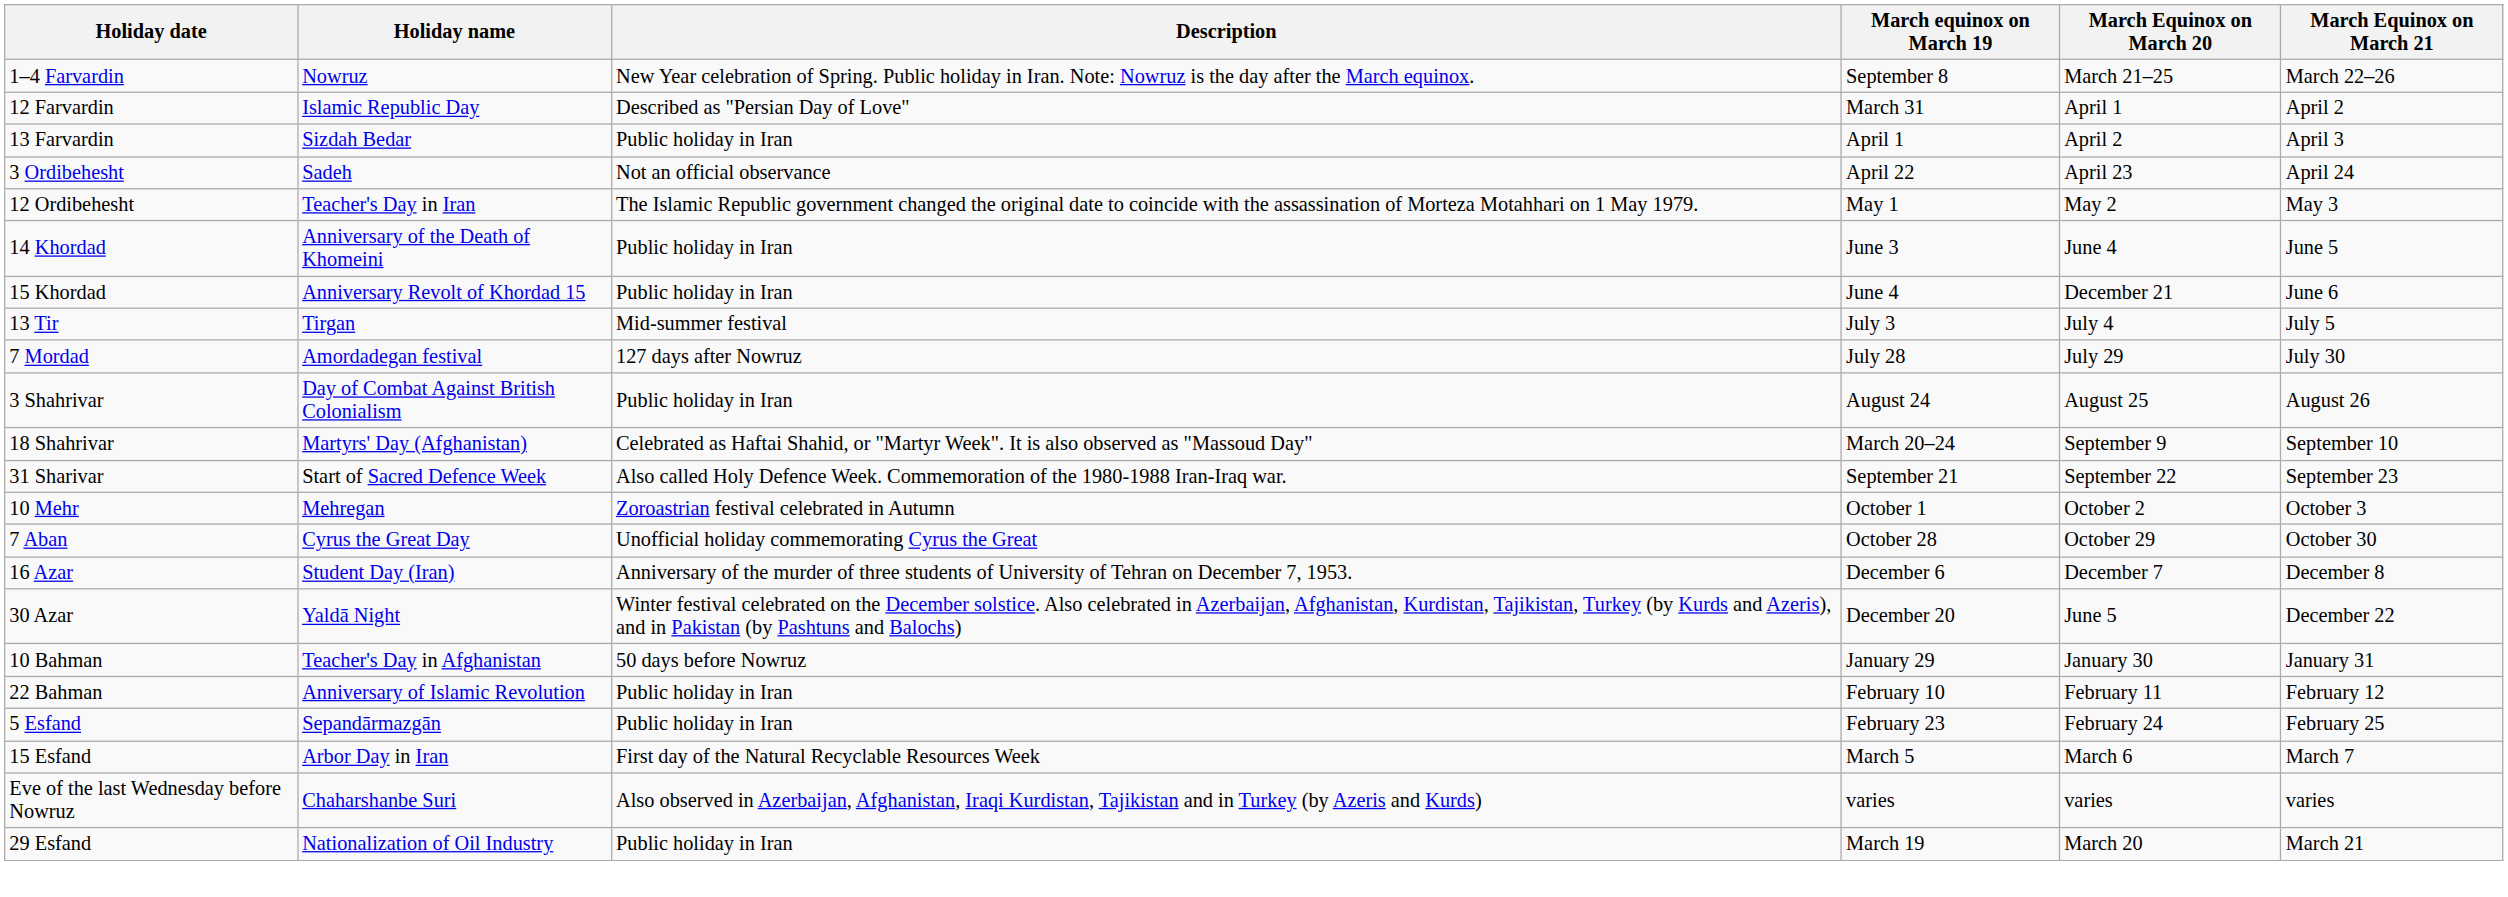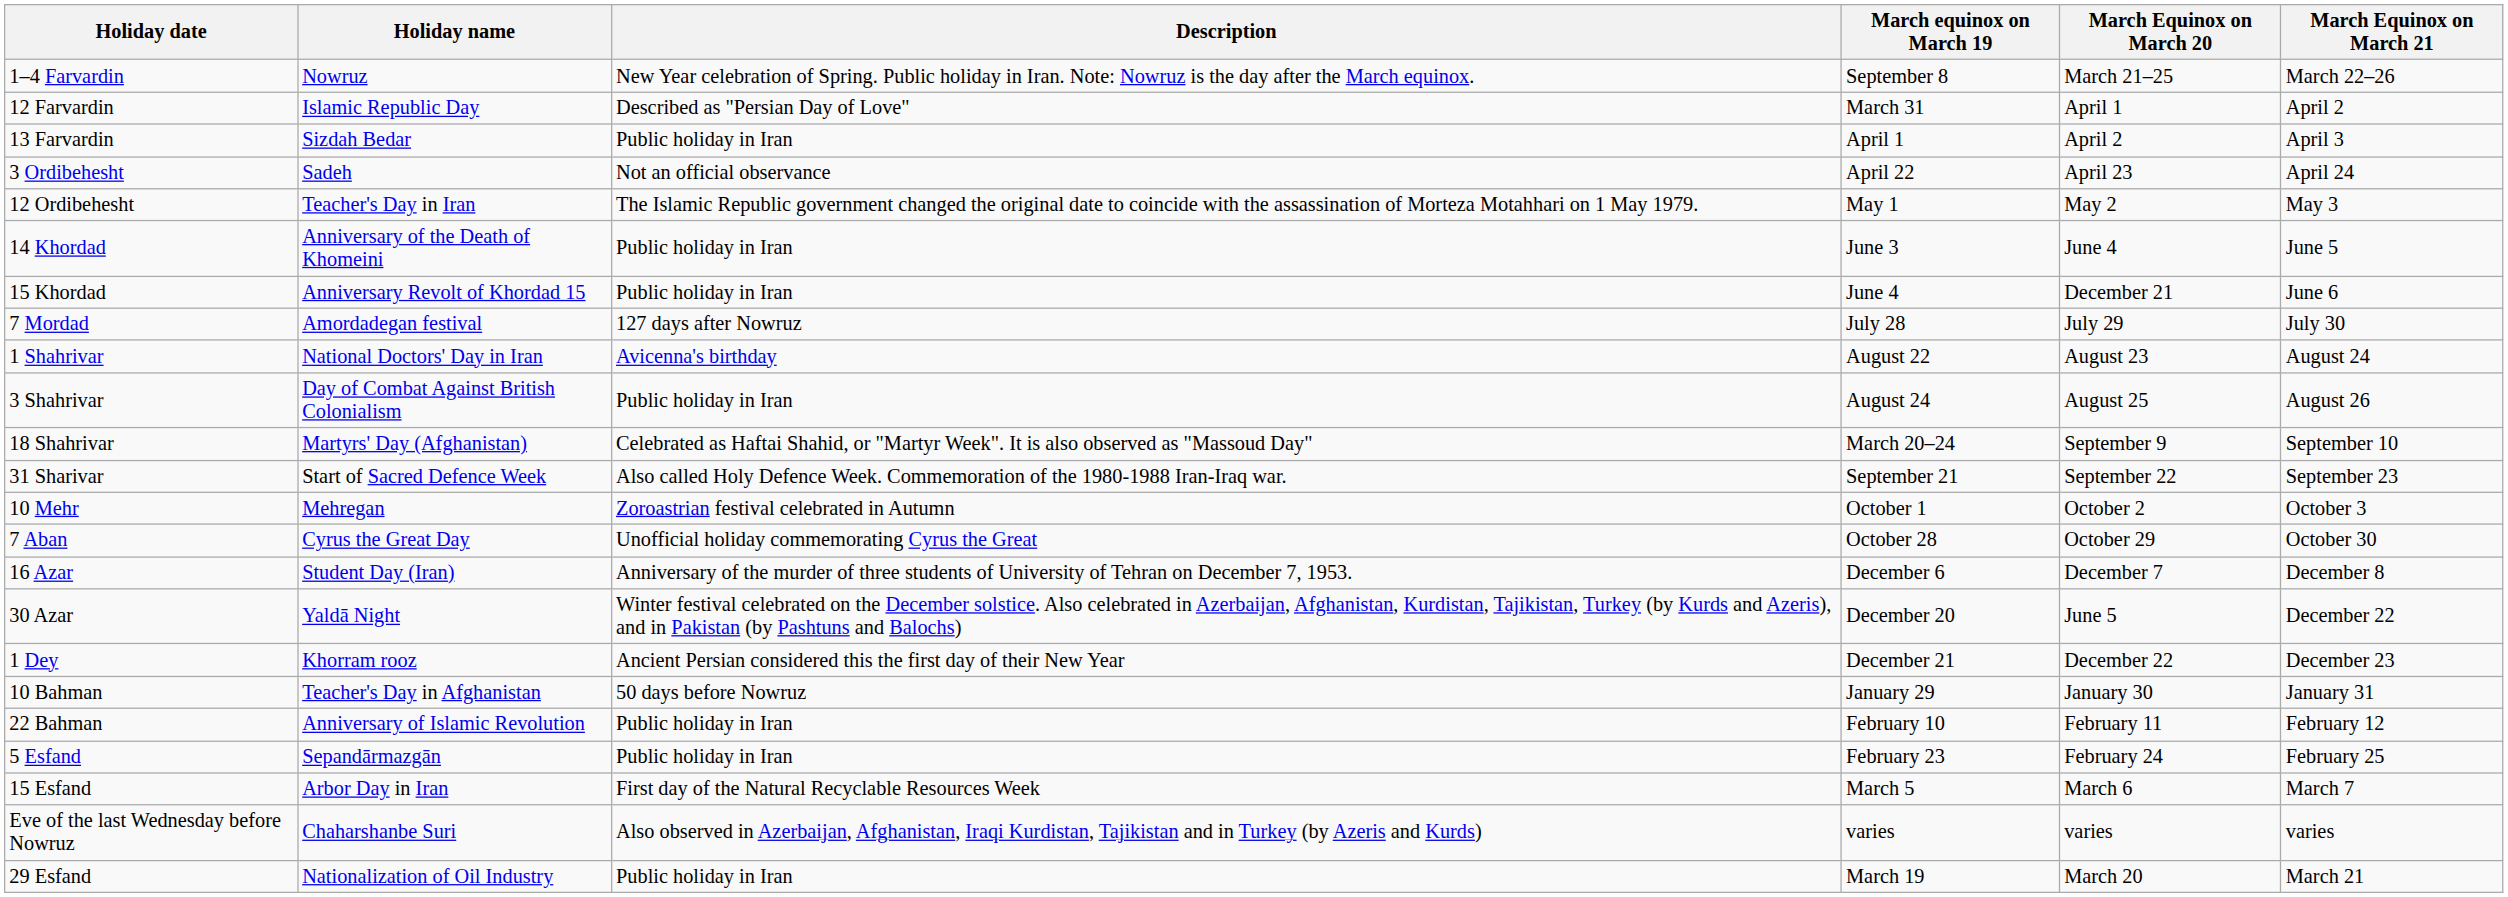- row: (34, 324)
+ row: (56, 356)
+ row: (34, 659)
